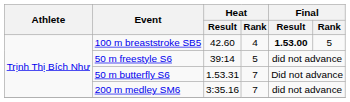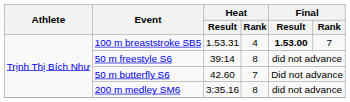(222, 43) 42.60 -> (222, 43) 1.53.31
(329, 43) 5 -> (329, 43) 7
(255, 59) 5 -> (255, 59) 8
(222, 74) 1.53.31 -> (222, 74) 42.60
(255, 90) 7 -> (255, 90) 8
